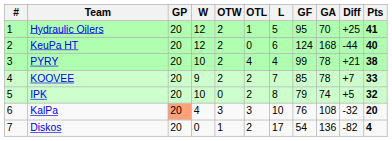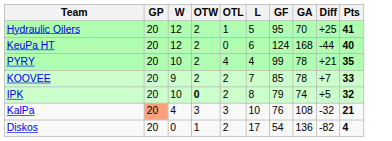- column: (16, 12)
(372, 62) 38 -> (348, 62) 35
(220, 95) normal -> (197, 95) bold
(372, 111) 20 -> (348, 111) 21
